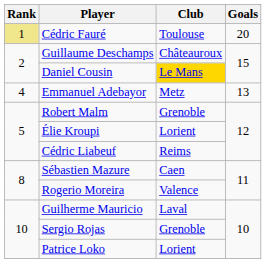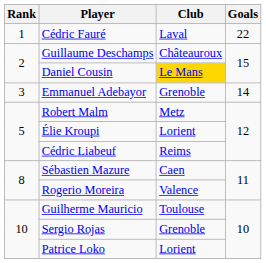(22, 33) khaki background -> (22, 33) no background
(182, 33) Toulouse -> (173, 33) Laval
(243, 33) 20 -> (243, 33) 22
(22, 92) 4 -> (22, 92) 3
(172, 92) Metz -> (182, 92) Grenoble
(243, 92) 13 -> (243, 92) 14
(182, 111) Grenoble -> (172, 111) Metz
(173, 209) Laval -> (182, 209) Toulouse
